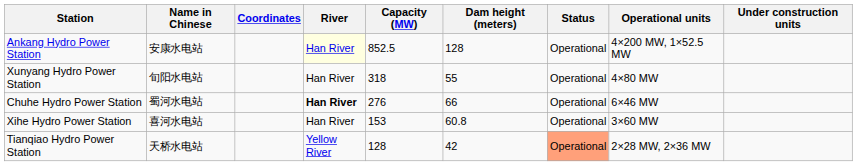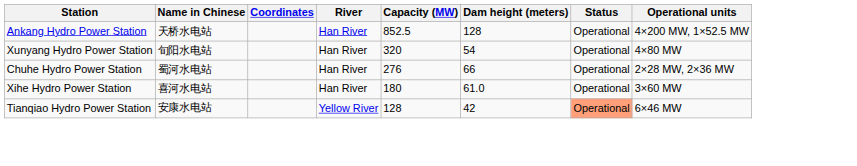- column: (788, 19)
(176, 48) 安康水电站 -> (185, 31) 天桥水电站
(330, 48) lightyellow background -> (343, 31) no background
(377, 78) 318 -> (392, 50) 320
(451, 78) 55 -> (469, 50) 54
(331, 102) bold -> (343, 69) normal
(635, 102) 6×46 MW -> (684, 69) 2×28 MW, 2×36 MW
(377, 121) 153 -> (392, 89) 180
(456, 121) 60.8 -> (474, 89) 61.0
(176, 145) 天桥水电站 -> (185, 108) 安康水电站
(661, 146) 2×28 MW, 2×36 MW -> (658, 108) 6×46 MW
